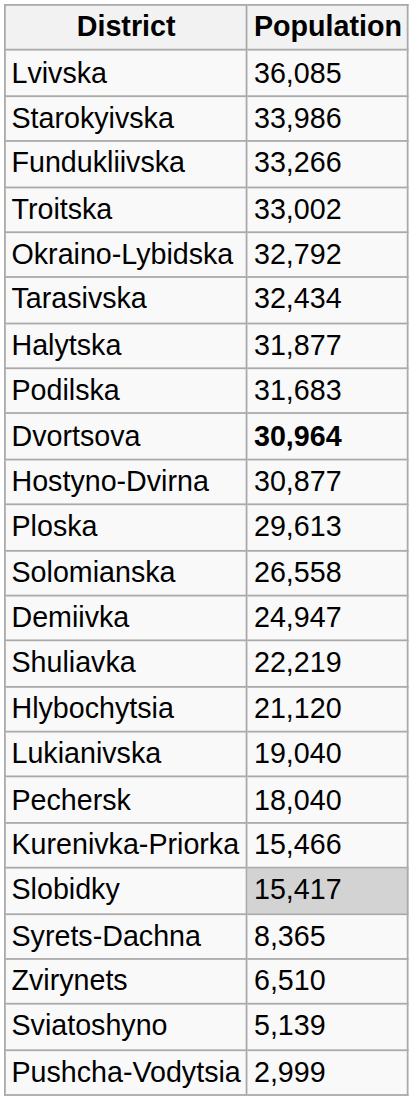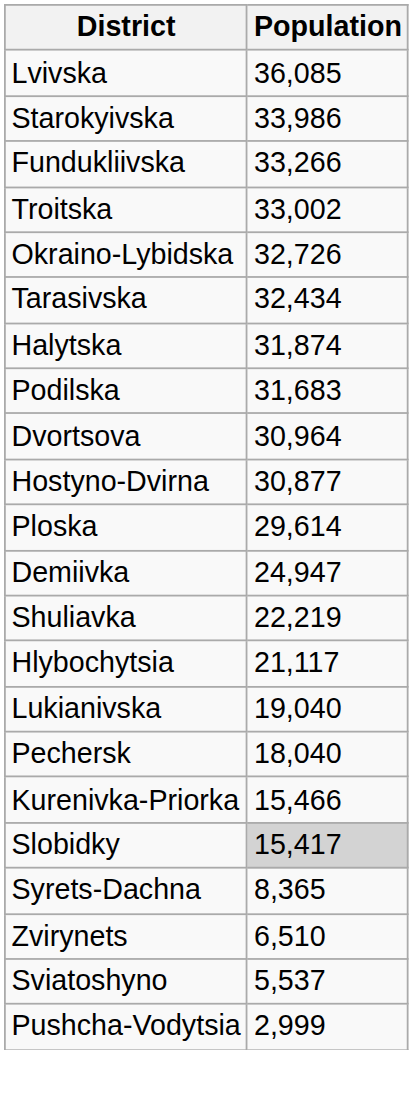(298, 254) 32,792 -> (298, 254) 32,726
(298, 345) 31,877 -> (298, 345) 31,874
(298, 436) bold -> (298, 436) normal
(298, 526) 29,613 -> (298, 526) 29,614
- row: (93, 572)
(298, 708) 21,120 -> (297, 663) 21,117
(290, 1026) 5,139 -> (290, 981) 5,537
